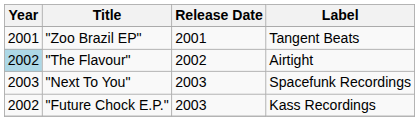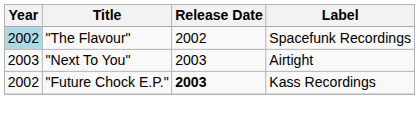- row: (94, 37)
(291, 60) Airtight -> (340, 37) Spacefunk Recordings
(340, 82) Spacefunk Recordings -> (291, 60) Airtight
(191, 104) normal -> (191, 82) bold
